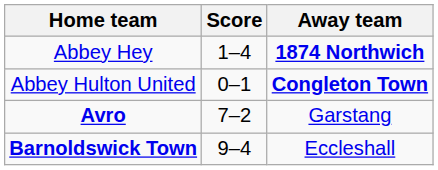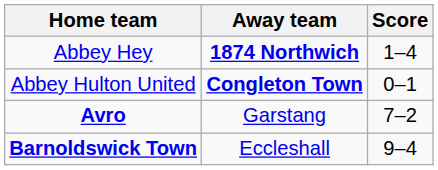columns swapped: (234, 20) <-> (350, 20)
